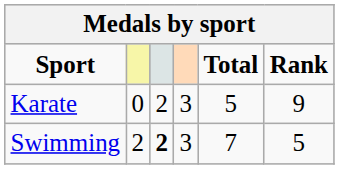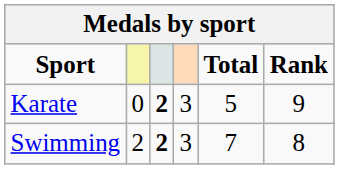(162, 103) normal -> (162, 103) bold
(299, 143) 5 -> (299, 143) 8
